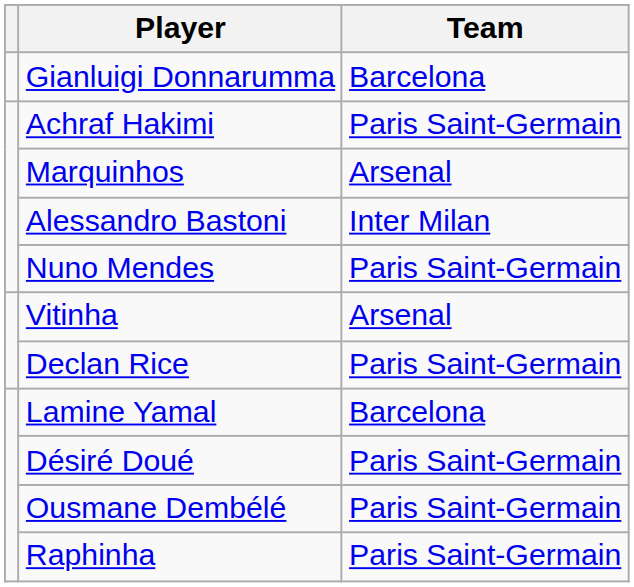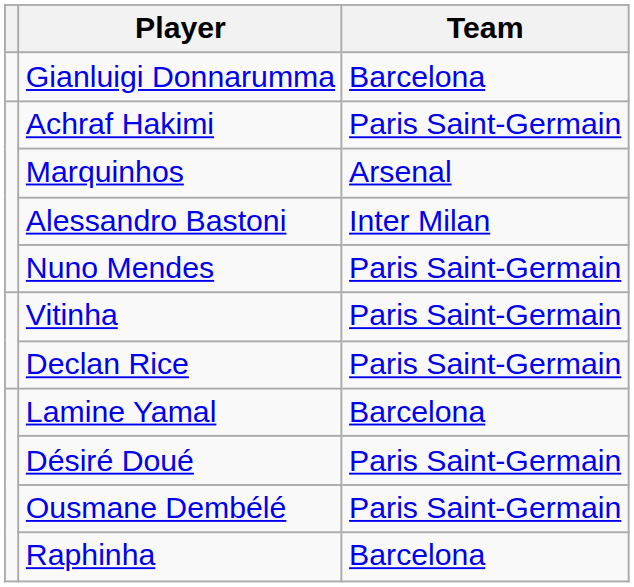(400, 316) Arsenal -> (485, 316) Paris Saint-Germain
(485, 556) Paris Saint-Germain -> (417, 556) Barcelona
